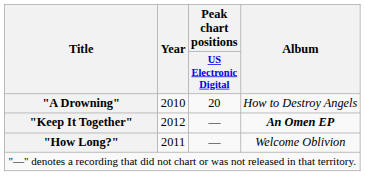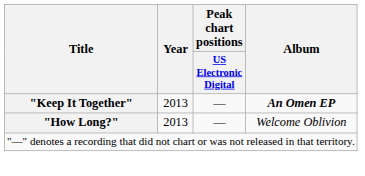- row: (81, 103)
(173, 122) 2012 -> (176, 103) 2013
(173, 142) 2011 -> (176, 122) 2013
